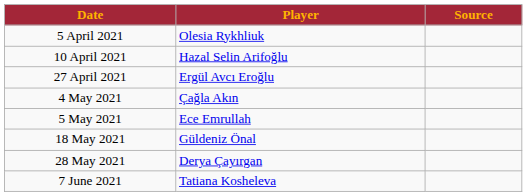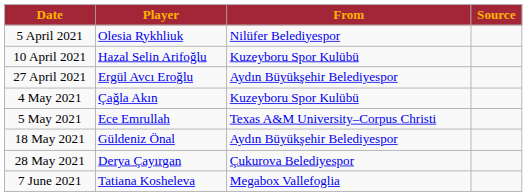+ column: (349, 14)
